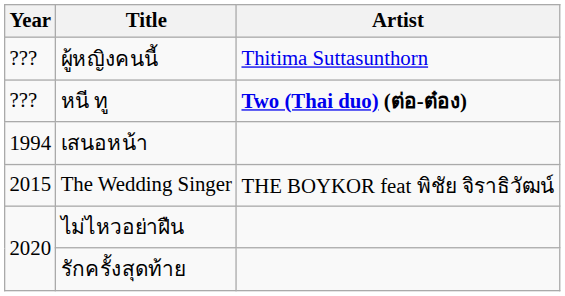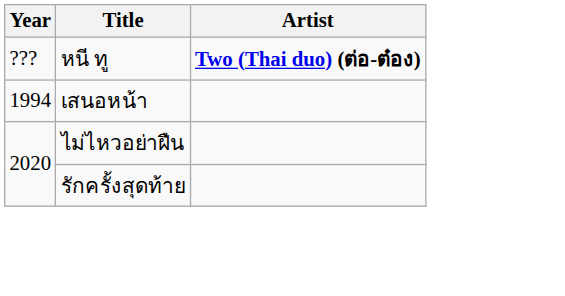- row: (109, 59)
- row: (146, 184)
